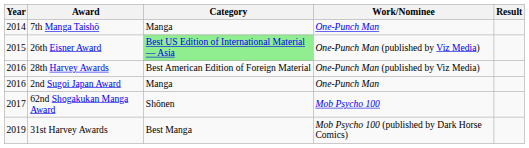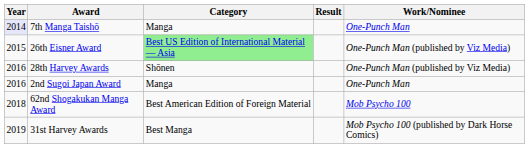columns swapped: (404, 12) <-> (509, 12)
(16, 27) no background -> (16, 27) lavender background
(228, 68) Best American Edition of Foreign Material -> (160, 68) Shōnen
(16, 104) 2017 -> (16, 104) 2018
(160, 104) Shōnen -> (228, 104) Best American Edition of Foreign Material
